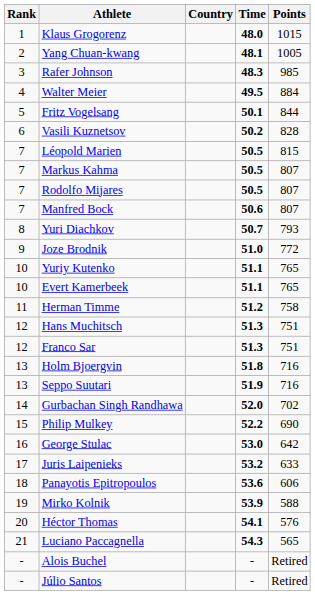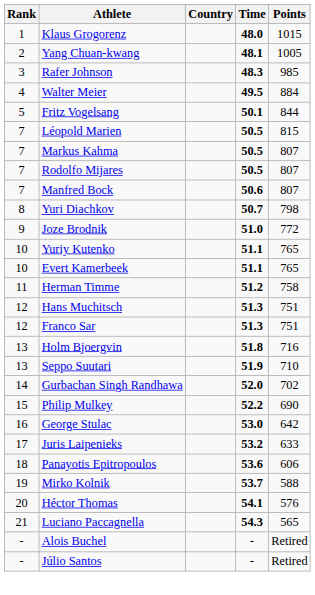- row: (84, 131)
(289, 229) 793 -> (289, 209) 798
(289, 385) 716 -> (289, 365) 710
(252, 502) 53.9 -> (252, 483) 53.7
